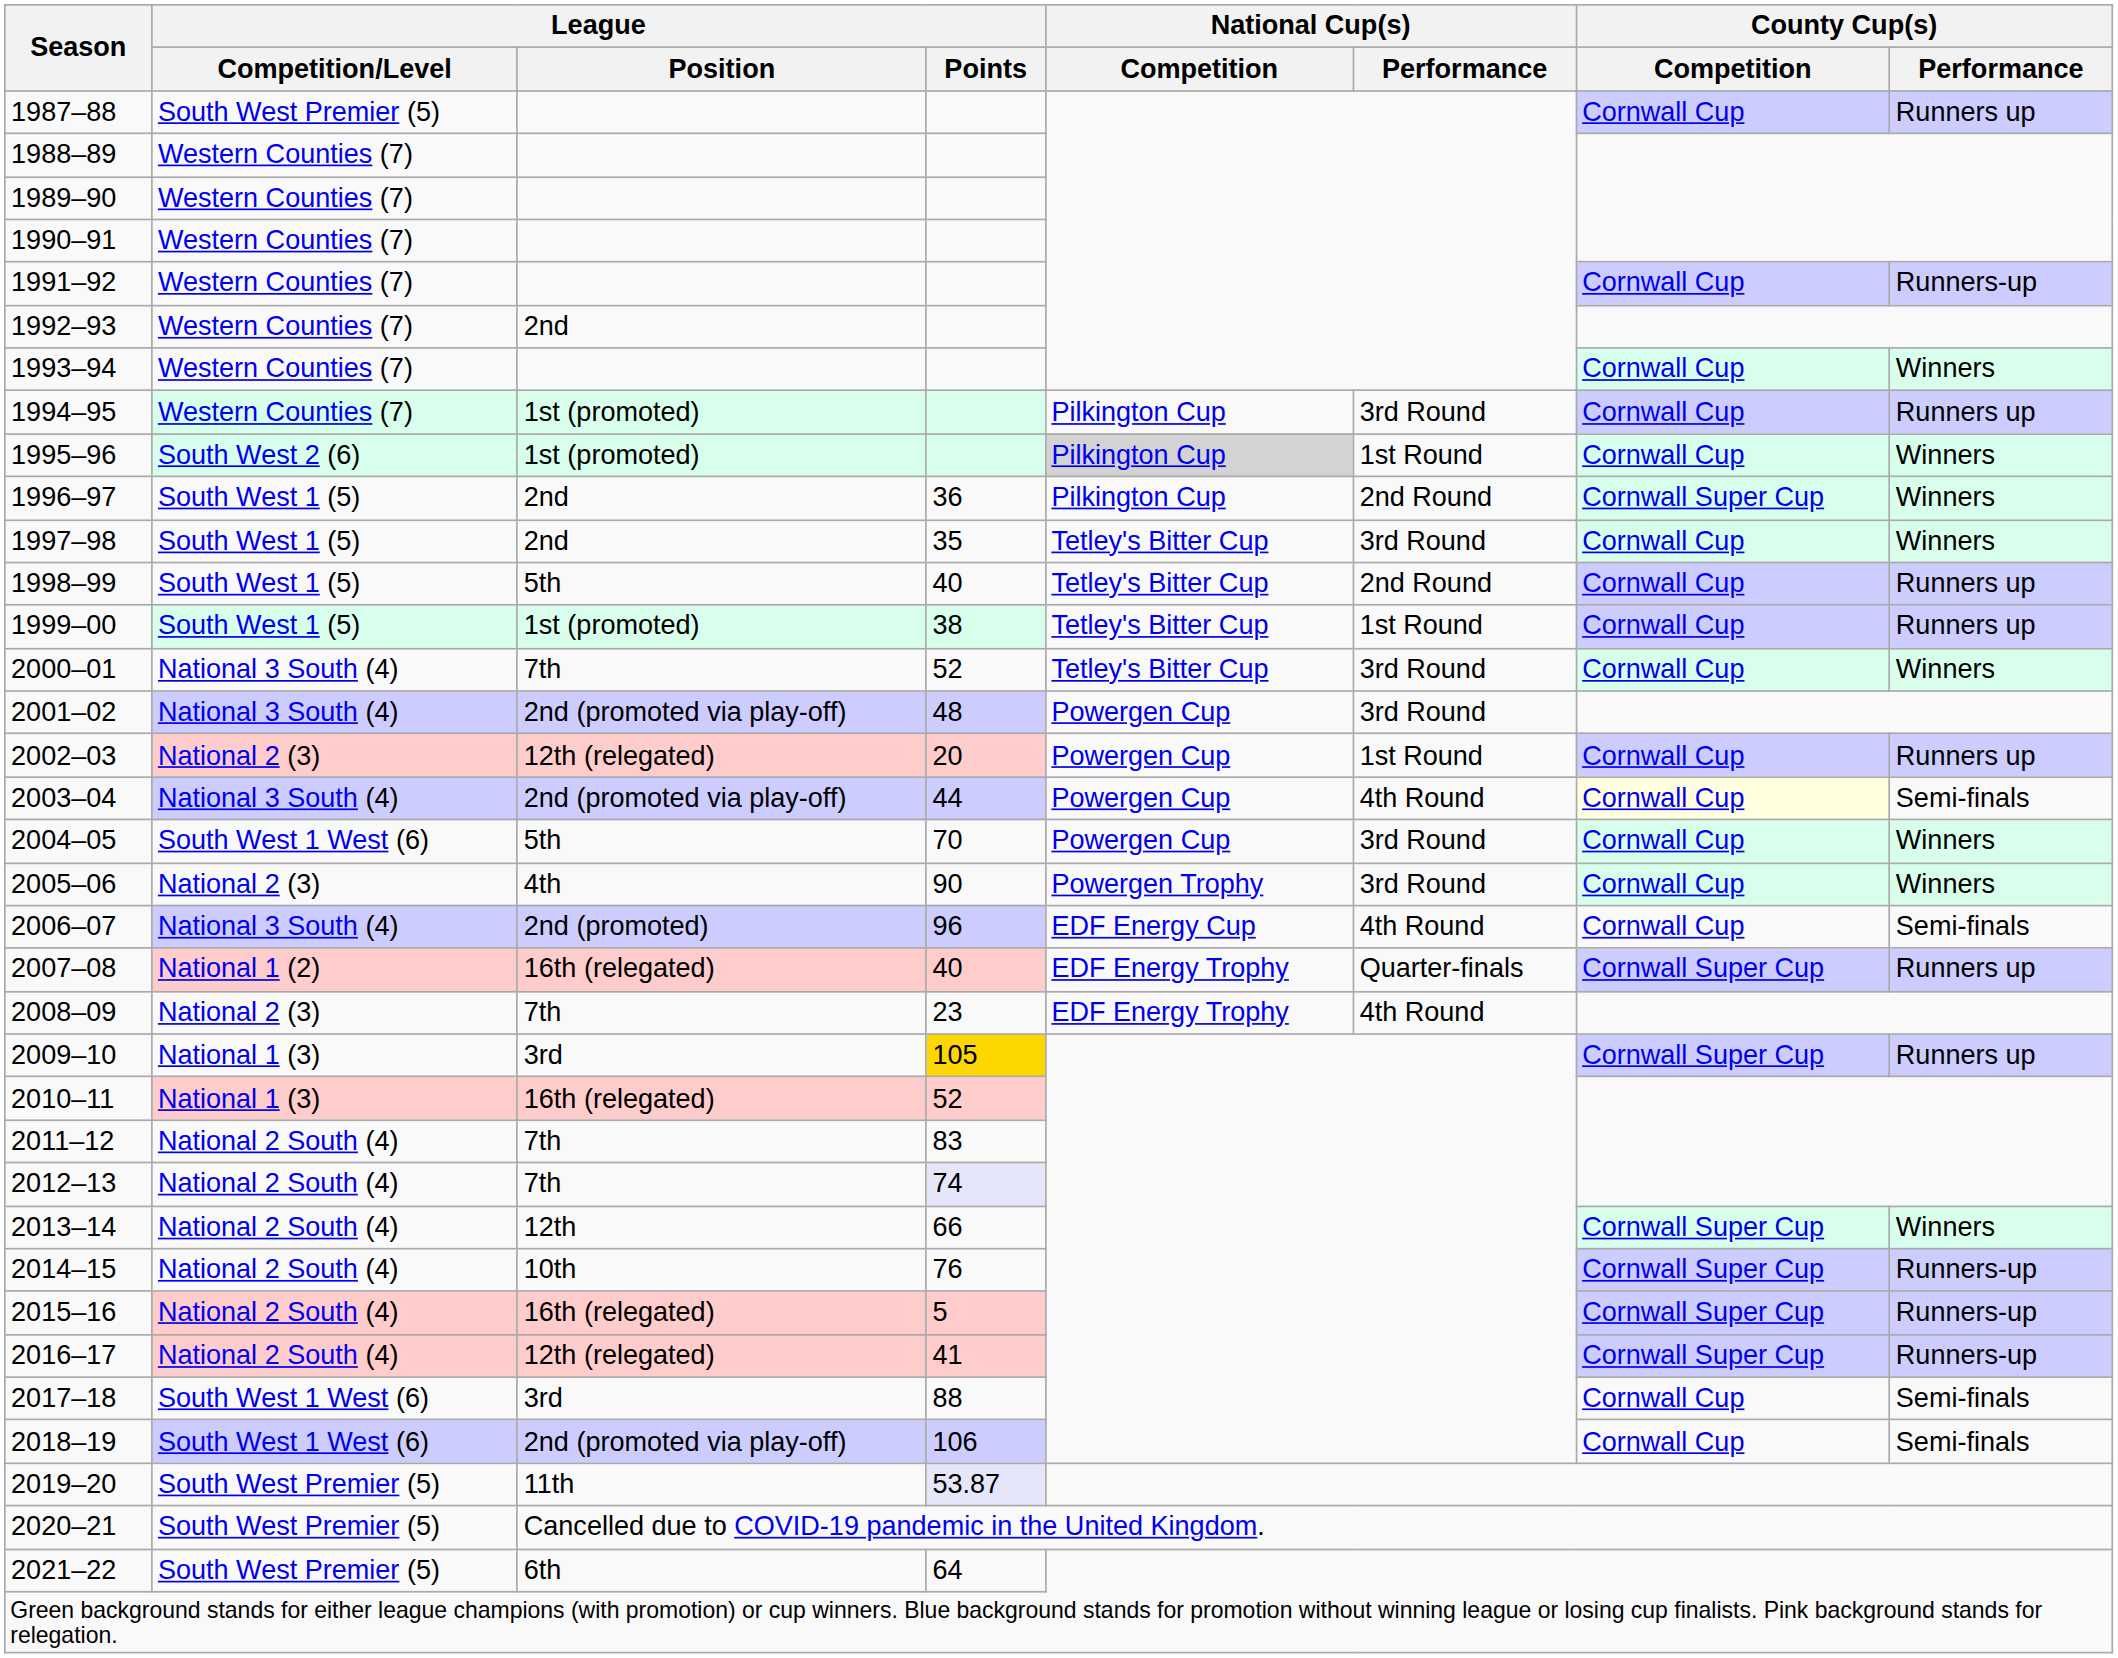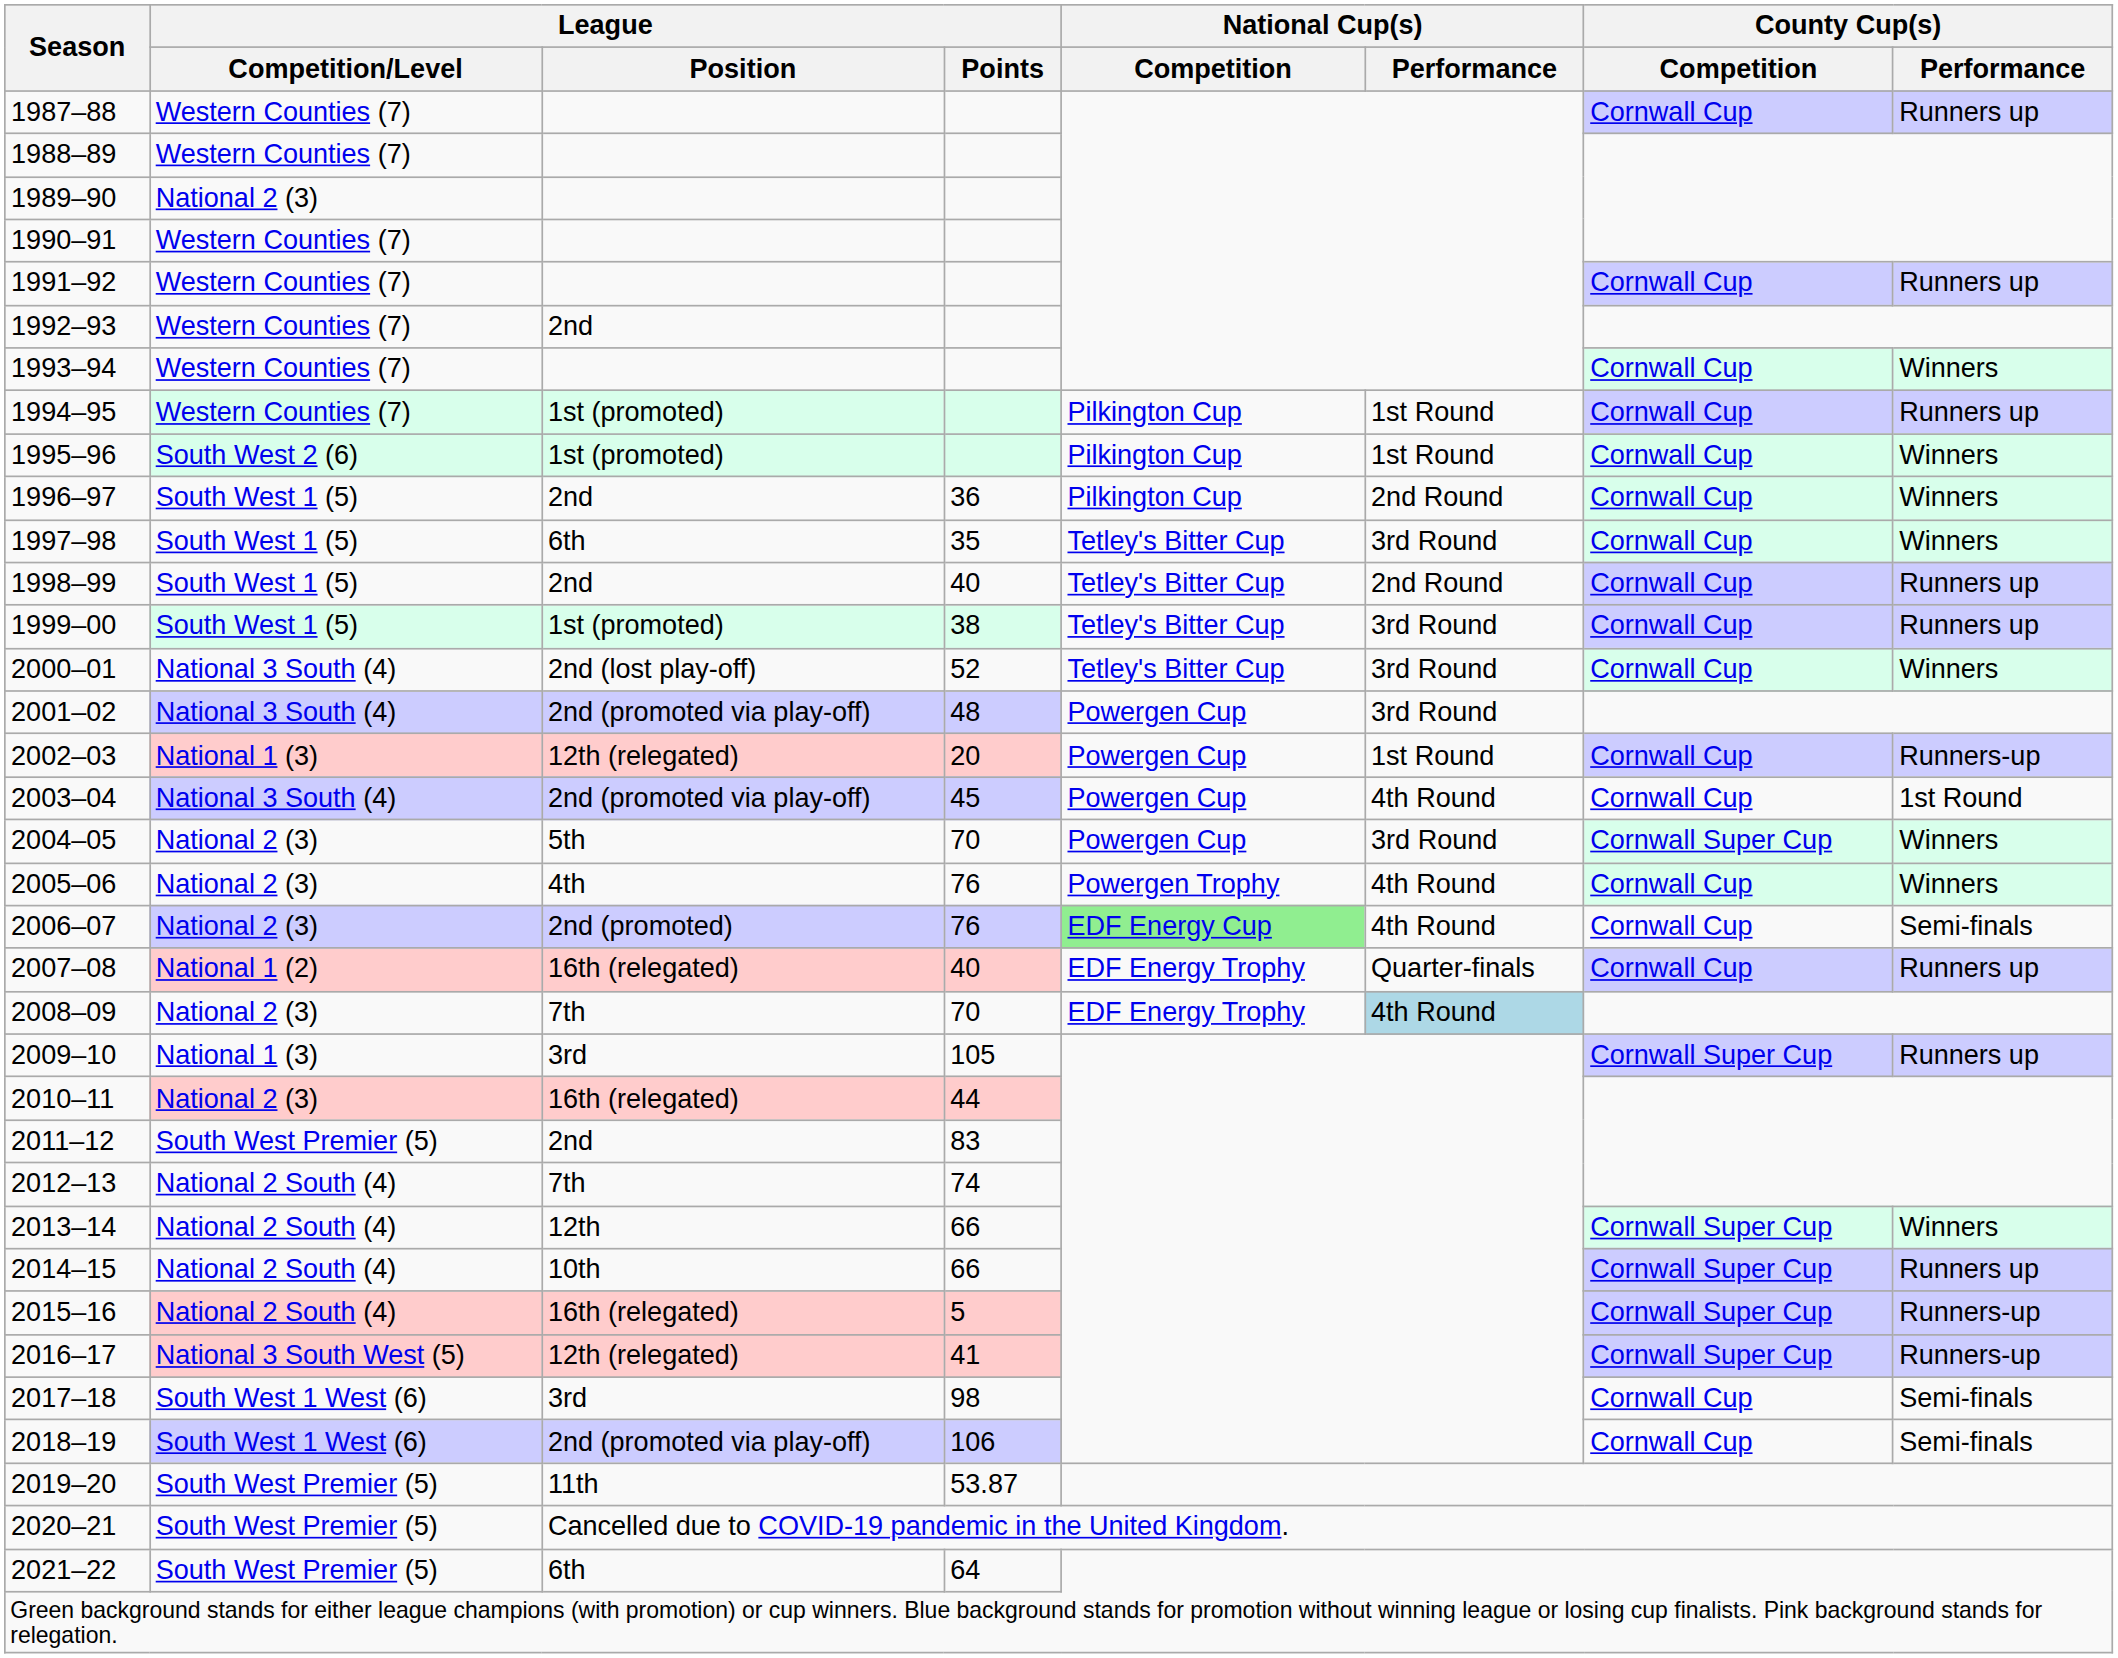(299, 111) South West Premier (5) -> (283, 111) Western Counties (7)
(285, 197) Western Counties (7) -> (237, 197) National 2 (3)
(1966, 283) Runners-up -> (1969, 283) Runners up
(1423, 411) 3rd Round -> (1433, 411) 1st Round
(1139, 454) lightgrey background -> (1155, 454) no background
(1703, 497) Cornwall Super Cup -> (1671, 497) Cornwall Cup
(546, 540) 2nd -> (567, 540) 6th
(543, 583) 5th -> (570, 583) 2nd
(1421, 626) 1st Round -> (1434, 626) 3rd Round
(543, 669) 7th -> (652, 669) 2nd (lost play-off)
(239, 754) National 2 (3) -> (237, 754) National 1 (3)
(1966, 754) Runners up -> (1970, 754) Runners-up
(947, 797) 44 -> (965, 797) 45
(1663, 797) lightyellow background -> (1671, 797) no background
(1963, 797) Semi-finals -> (1961, 797) 1st Round
(293, 840) South West 1 West (6) -> (237, 840) National 2 (3)
(1663, 840) Cornwall Cup -> (1711, 840) Cornwall Super Cup
(947, 883) 90 -> (965, 883) 76
(1423, 883) 3rd Round -> (1433, 883) 4th Round
(278, 926) National 3 South (4) -> (237, 926) National 2 (3)
(947, 926) 96 -> (965, 926) 76
(1154, 926) no background -> (1170, 926) lightgreen background
(1703, 969) Cornwall Super Cup -> (1671, 969) Cornwall Cup
(947, 1012) 23 -> (965, 1012) 70
(1422, 1012) no background -> (1433, 1012) lightblue background
(955, 1055) gold background -> (973, 1055) no background
(239, 1098) National 1 (3) -> (237, 1098) National 2 (3)
(947, 1098) 52 -> (965, 1098) 44
(278, 1140) National 2 South (4) -> (297, 1140) South West Premier (5)
(543, 1140) 7th -> (570, 1140) 2nd
(947, 1183) lavender background -> (965, 1183) no background
(947, 1269) 76 -> (965, 1269) 66
(1966, 1269) Runners-up -> (1969, 1269) Runners up
(278, 1355) National 2 South (4) -> (310, 1355) National 3 South West (5)
(947, 1398) 88 -> (965, 1398) 98
(966, 1483) lavender background -> (984, 1483) no background
